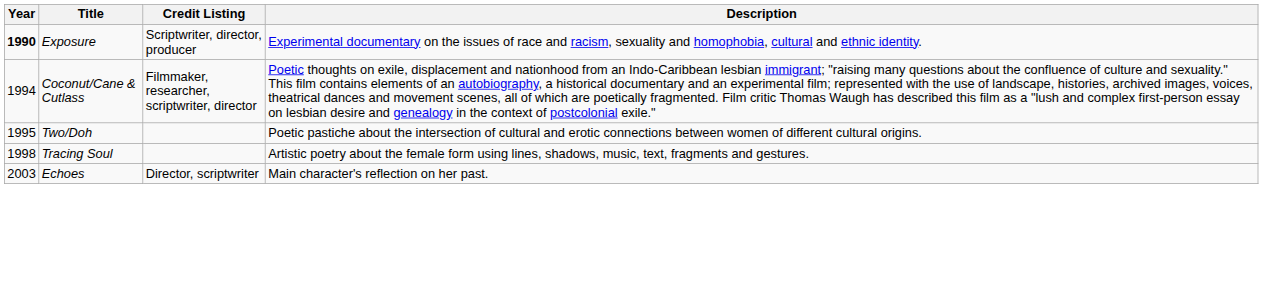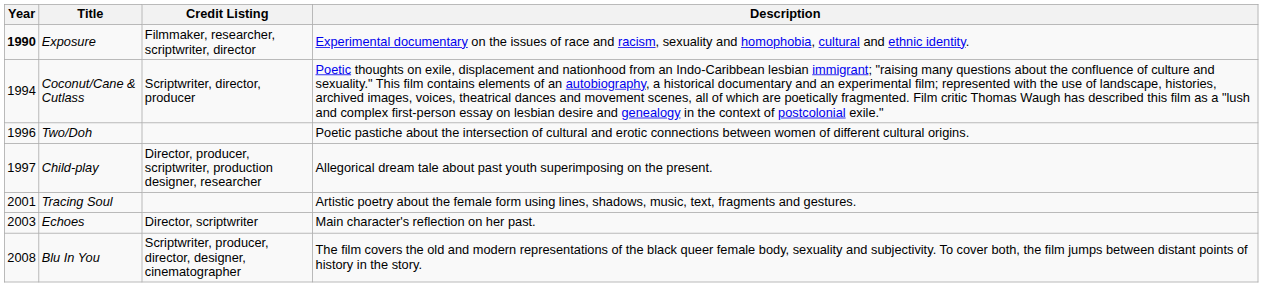(204, 42) Scriptwriter, director, producer -> (210, 42) Filmmaker, researcher, scriptwriter, director
(201, 91) Filmmaker, researcher, scriptwriter, director -> (203, 91) Scriptwriter, director, producer
(22, 133) 1995 -> (22, 133) 1996
+ row: (70, 167)
(22, 153) 1998 -> (22, 202) 2001
+ row: (71, 257)
